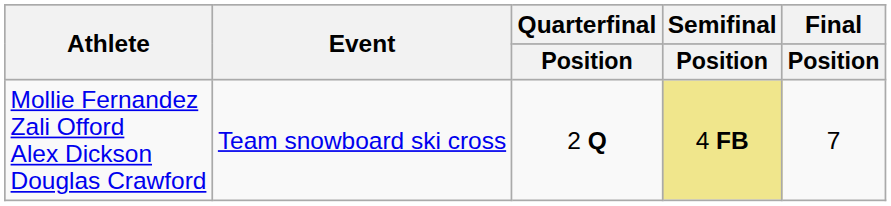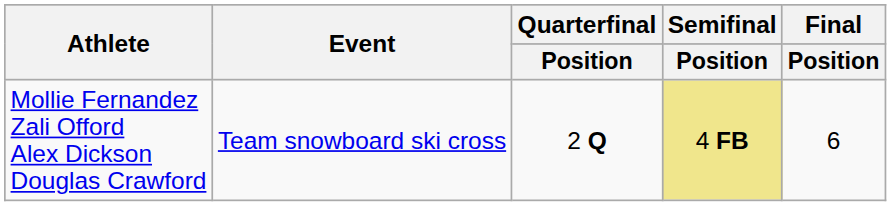(834, 141) 7 -> (834, 141) 6
